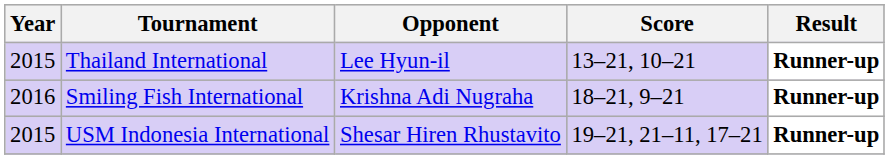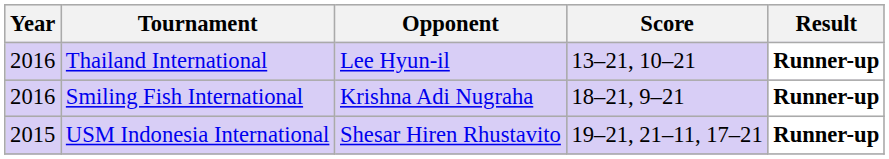(33, 60) 2015 -> (33, 60) 2016
